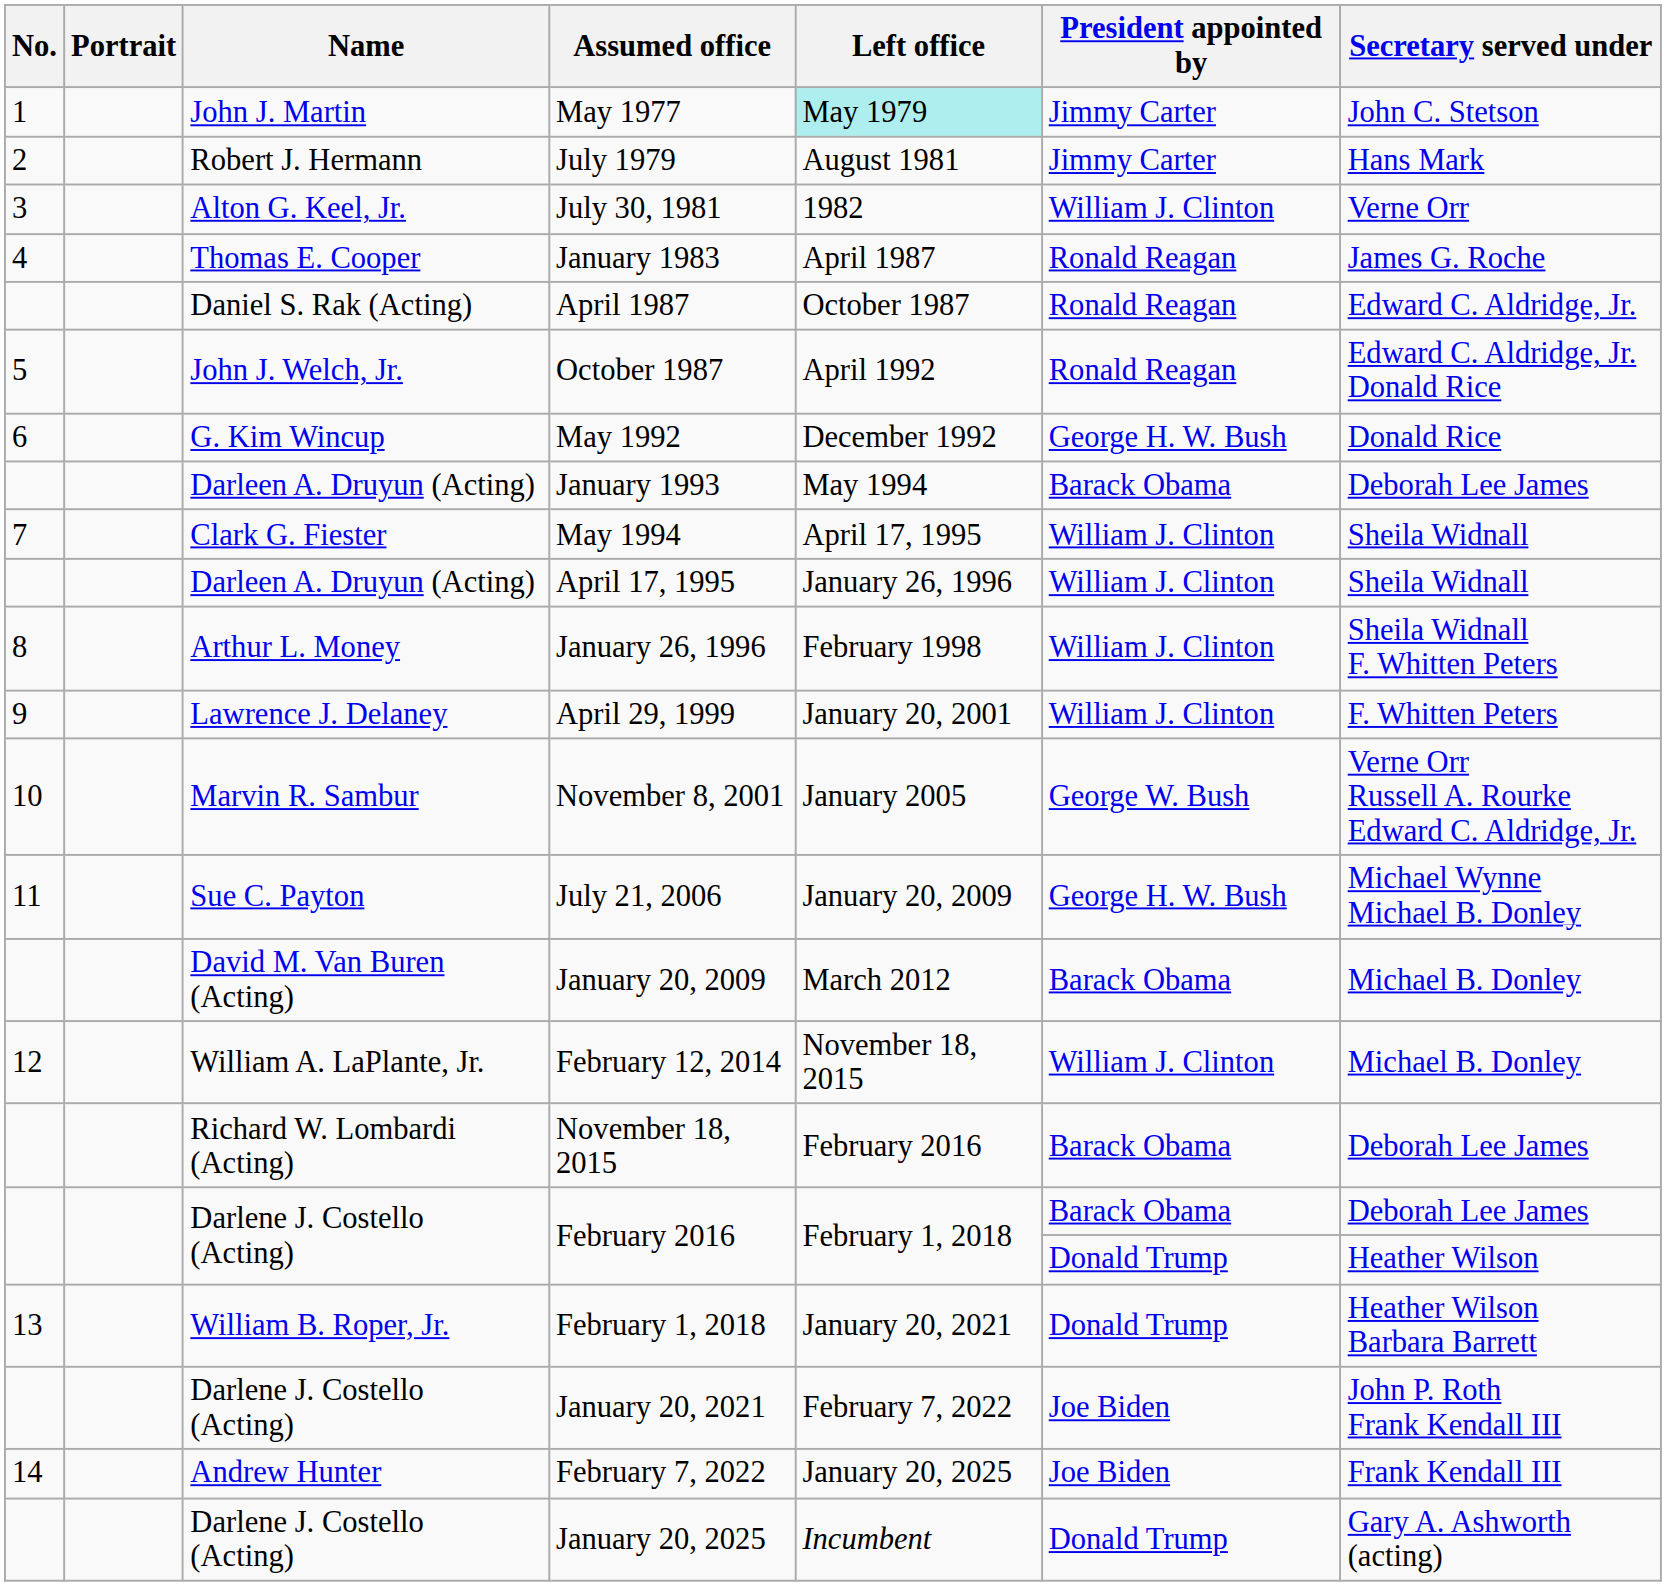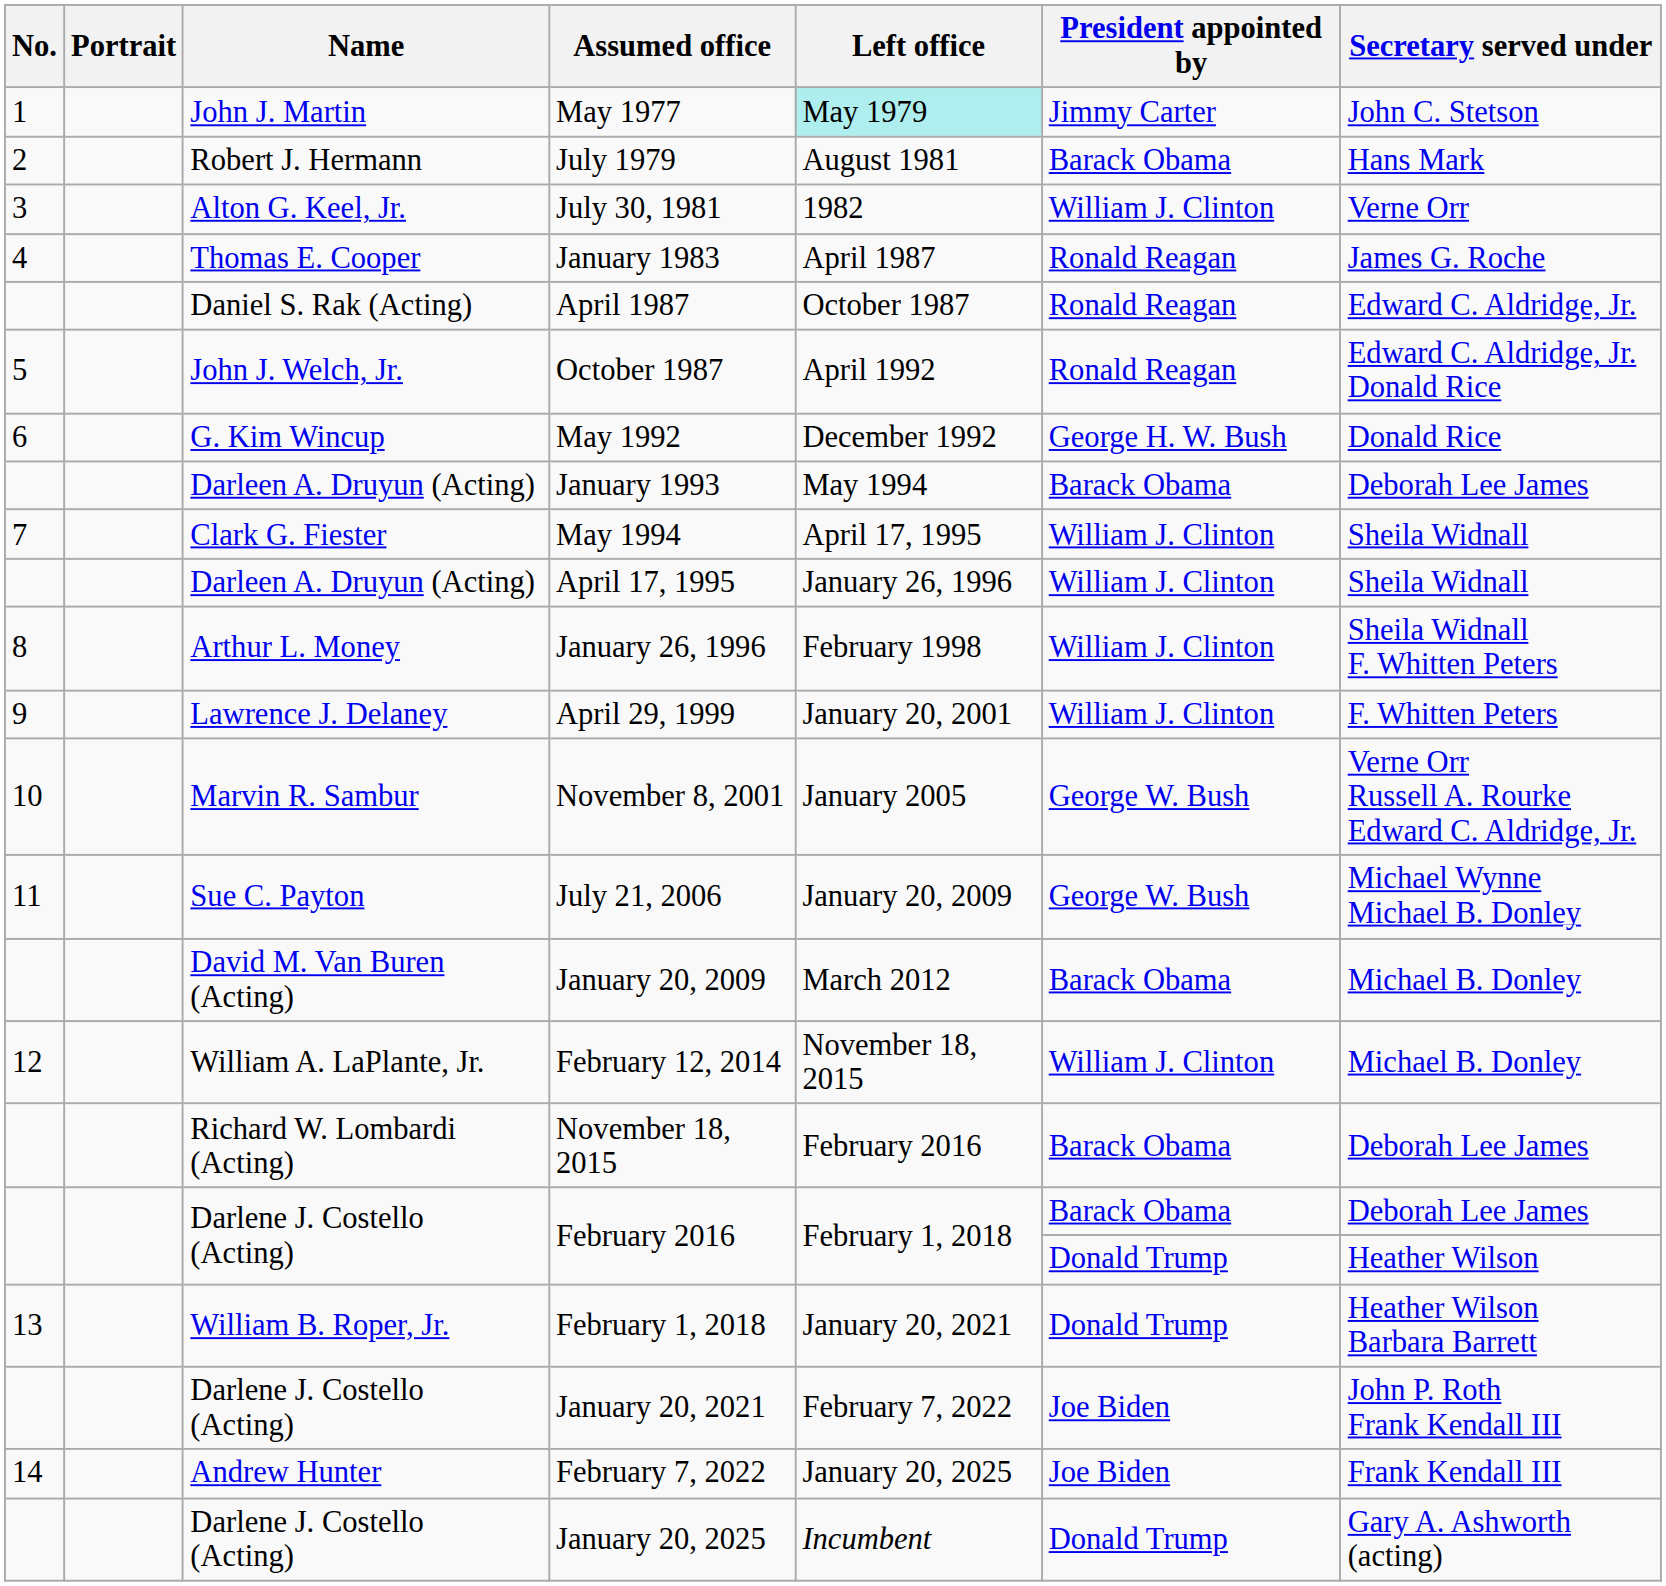(1132, 160) Jimmy Carter -> (1140, 160) Barack Obama
(1168, 896) George H. W. Bush -> (1149, 896) George W. Bush
